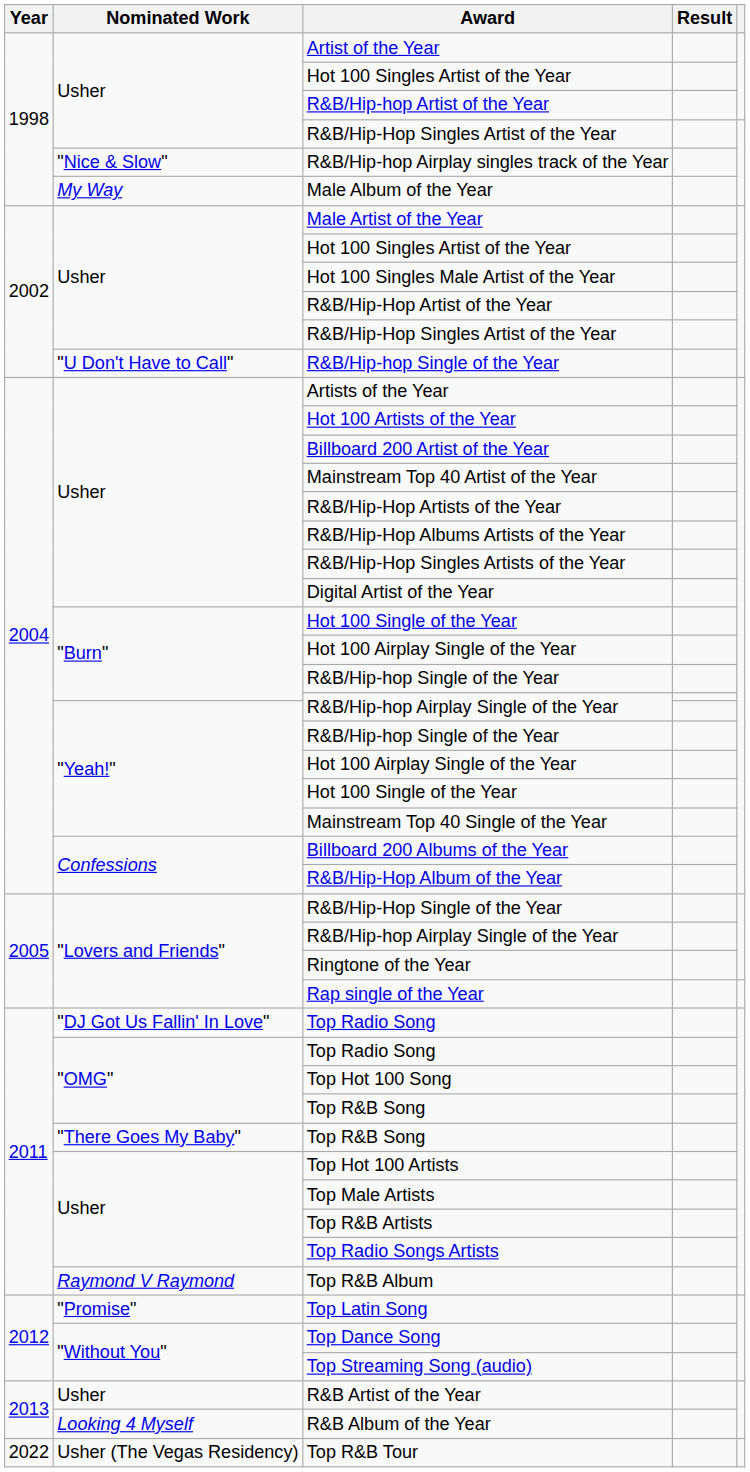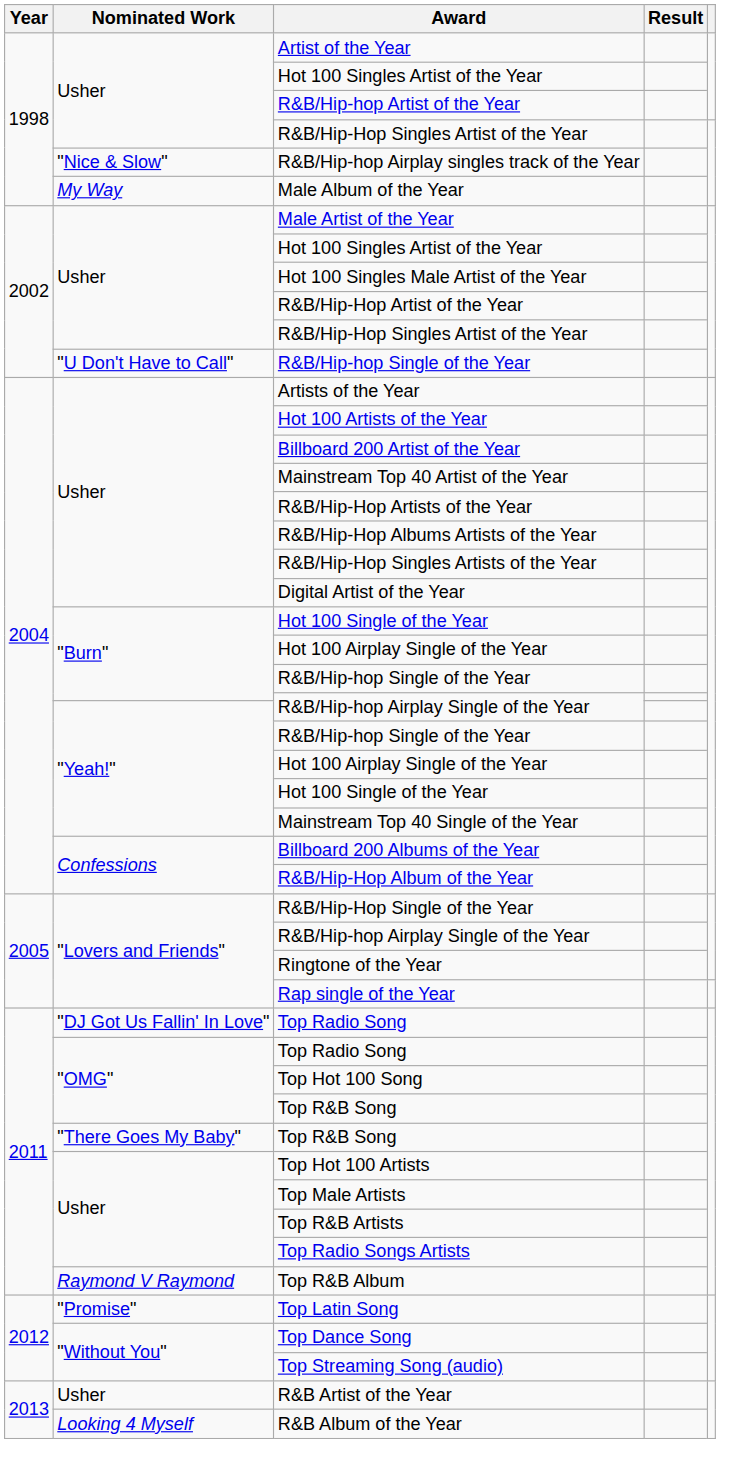- row: (178, 1452)
